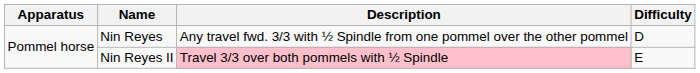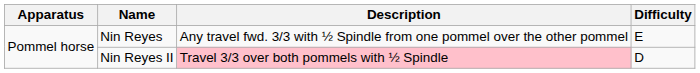(639, 36) D -> (639, 36) E
(639, 57) E -> (639, 57) D
